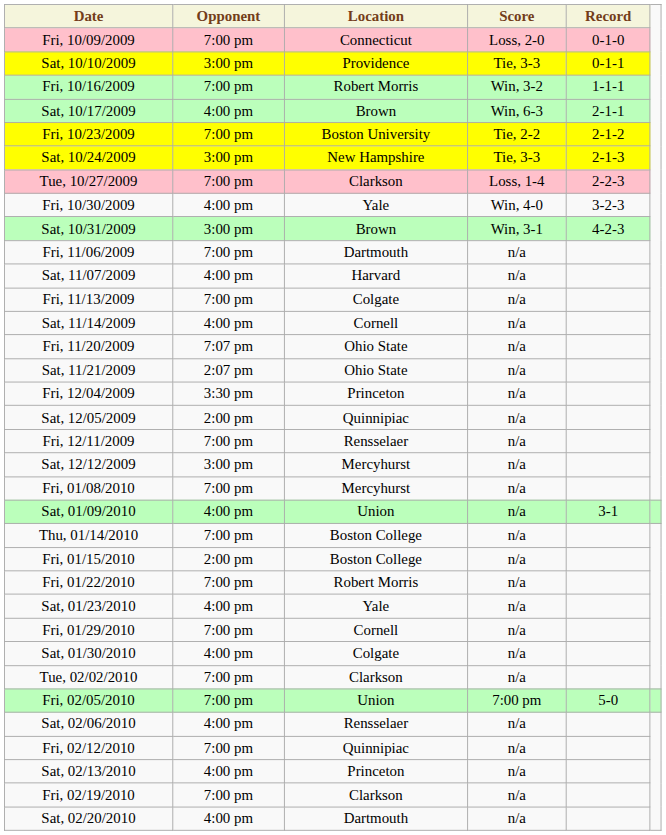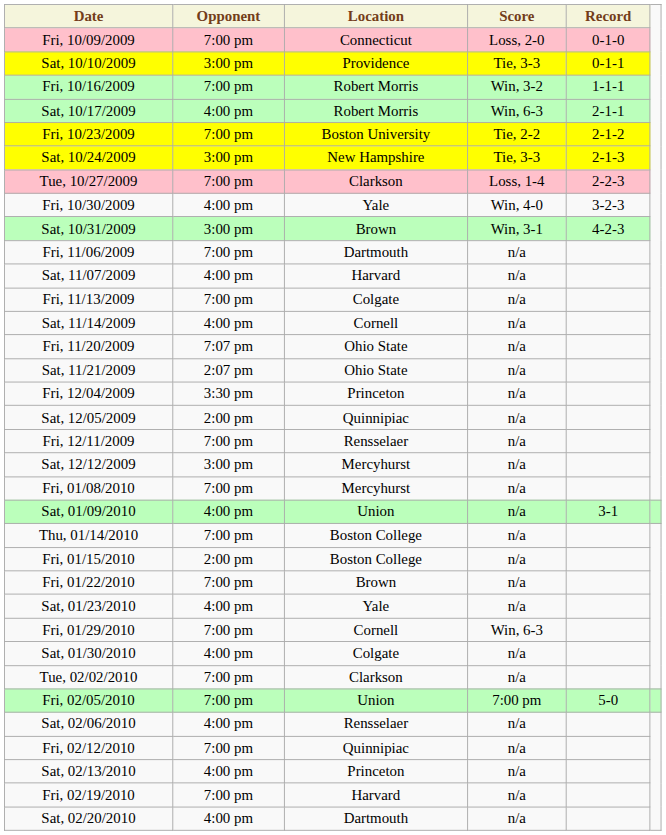(376, 110) Brown -> (376, 110) Robert Morris
(376, 582) Robert Morris -> (376, 582) Brown
(517, 629) n/a -> (517, 629) Win, 6-3
(376, 795) Clarkson -> (376, 795) Harvard
